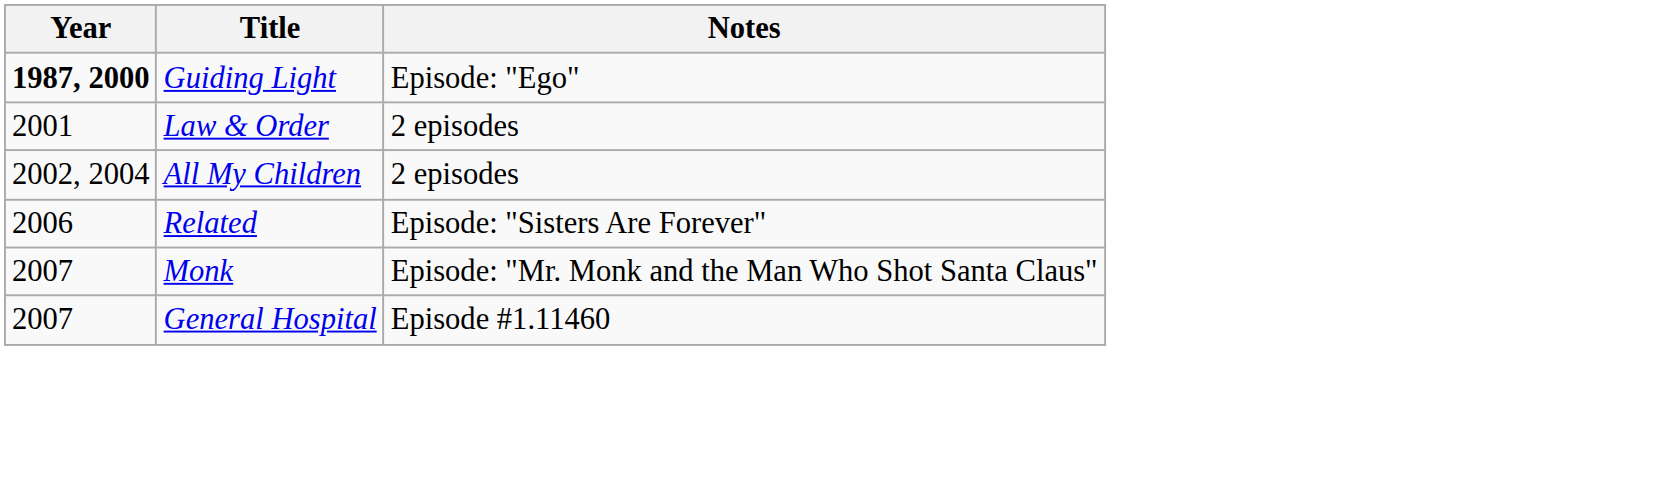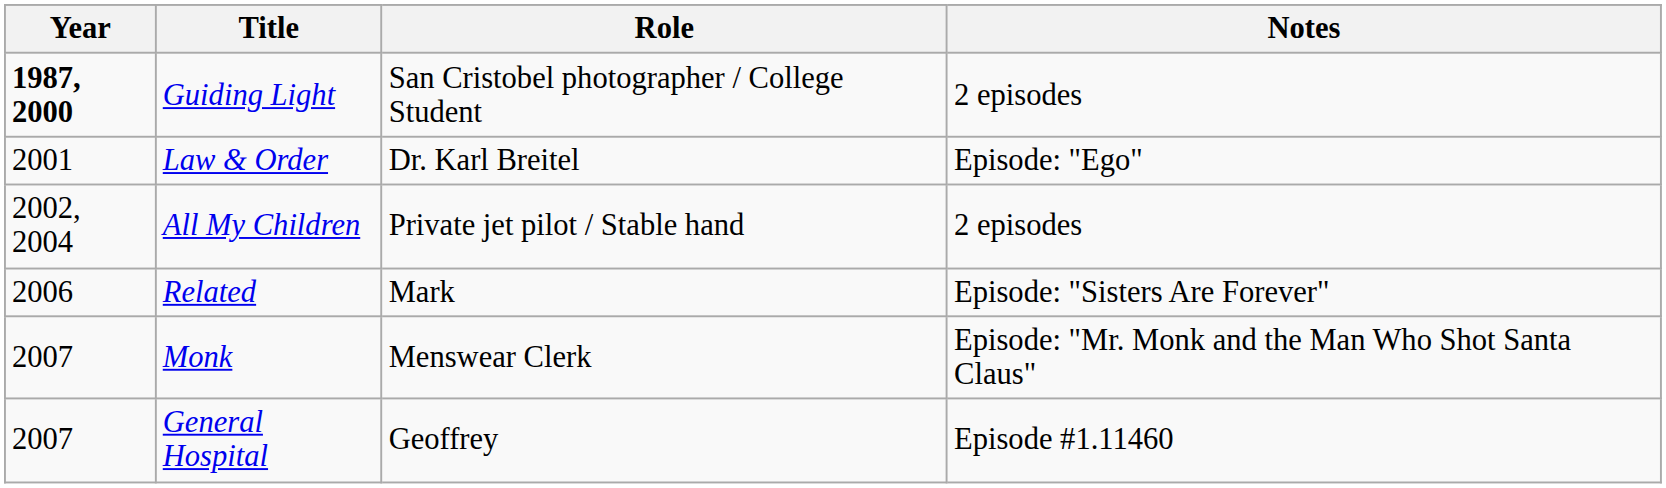+ column: (664, 28)
(485, 77) Episode: "Ego" -> (1018, 94) 2 episodes
(455, 125) 2 episodes -> (1048, 160) Episode: "Ego"
